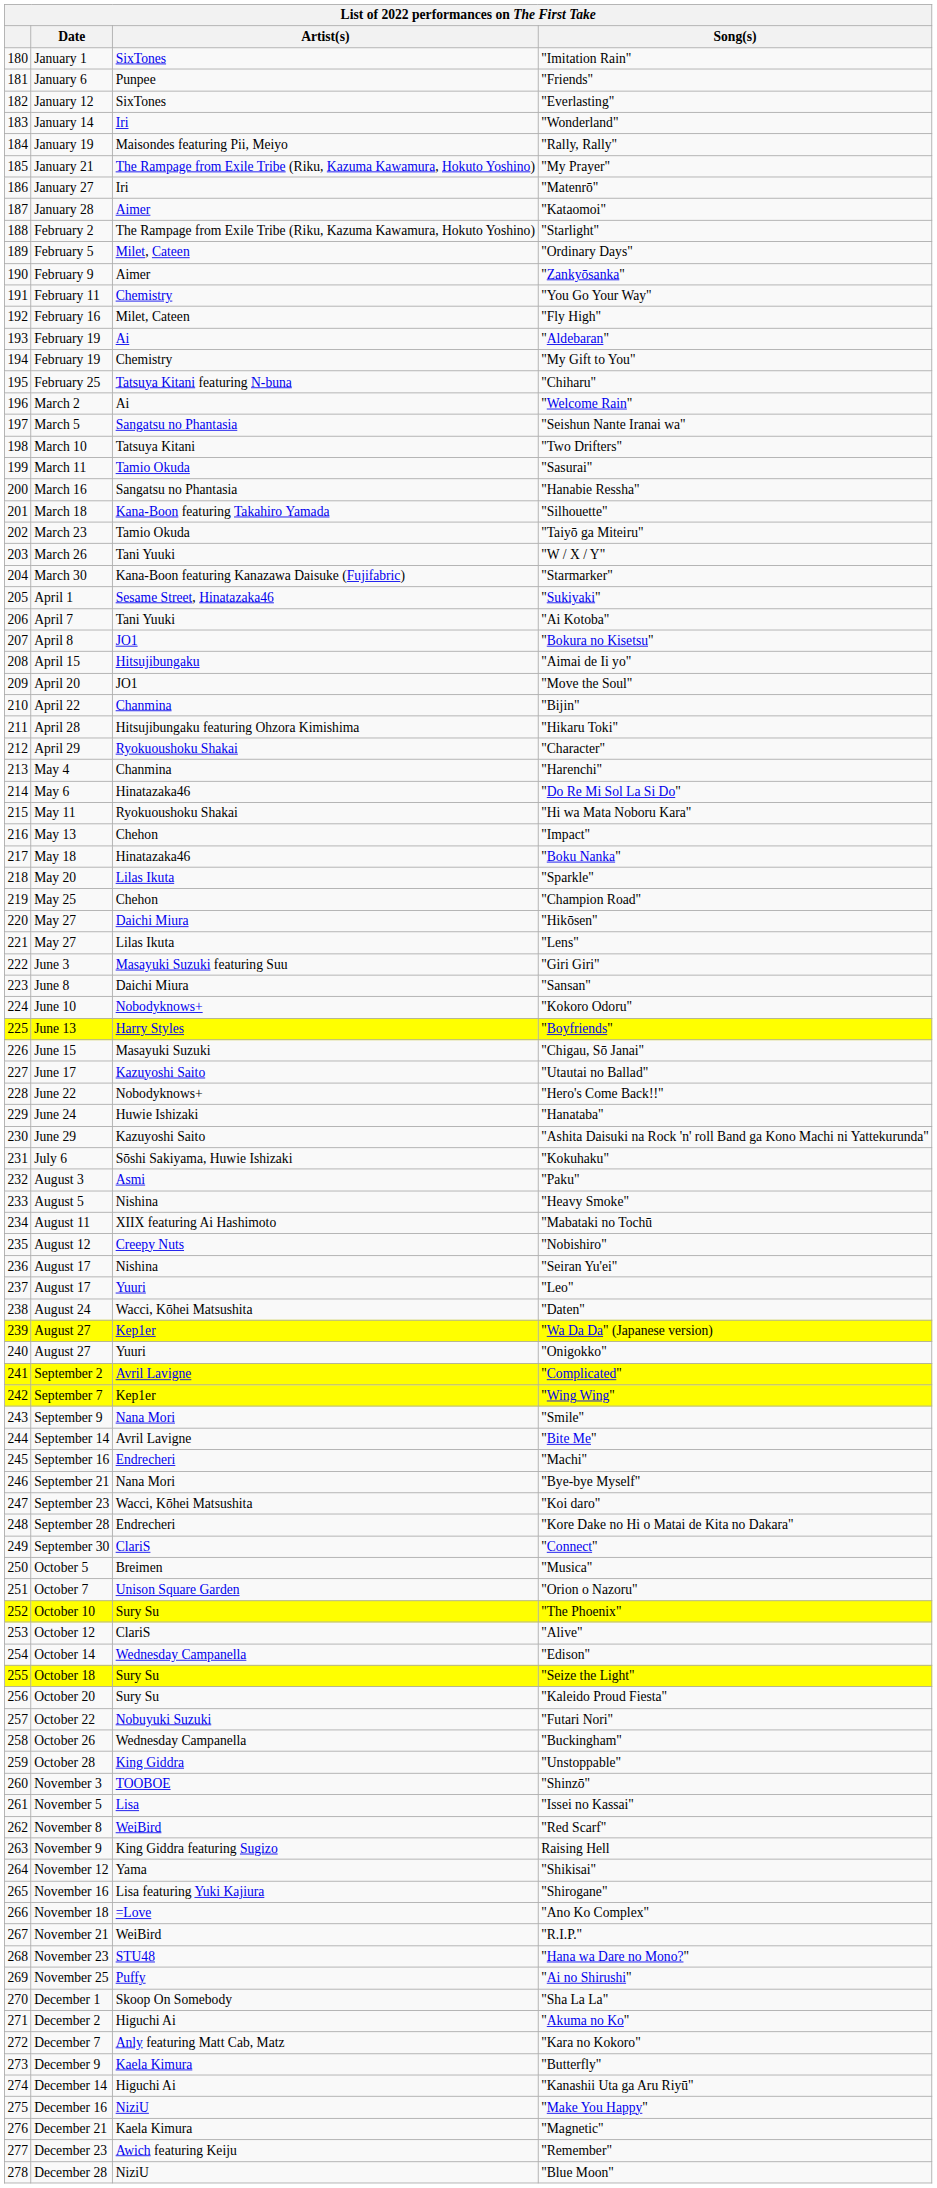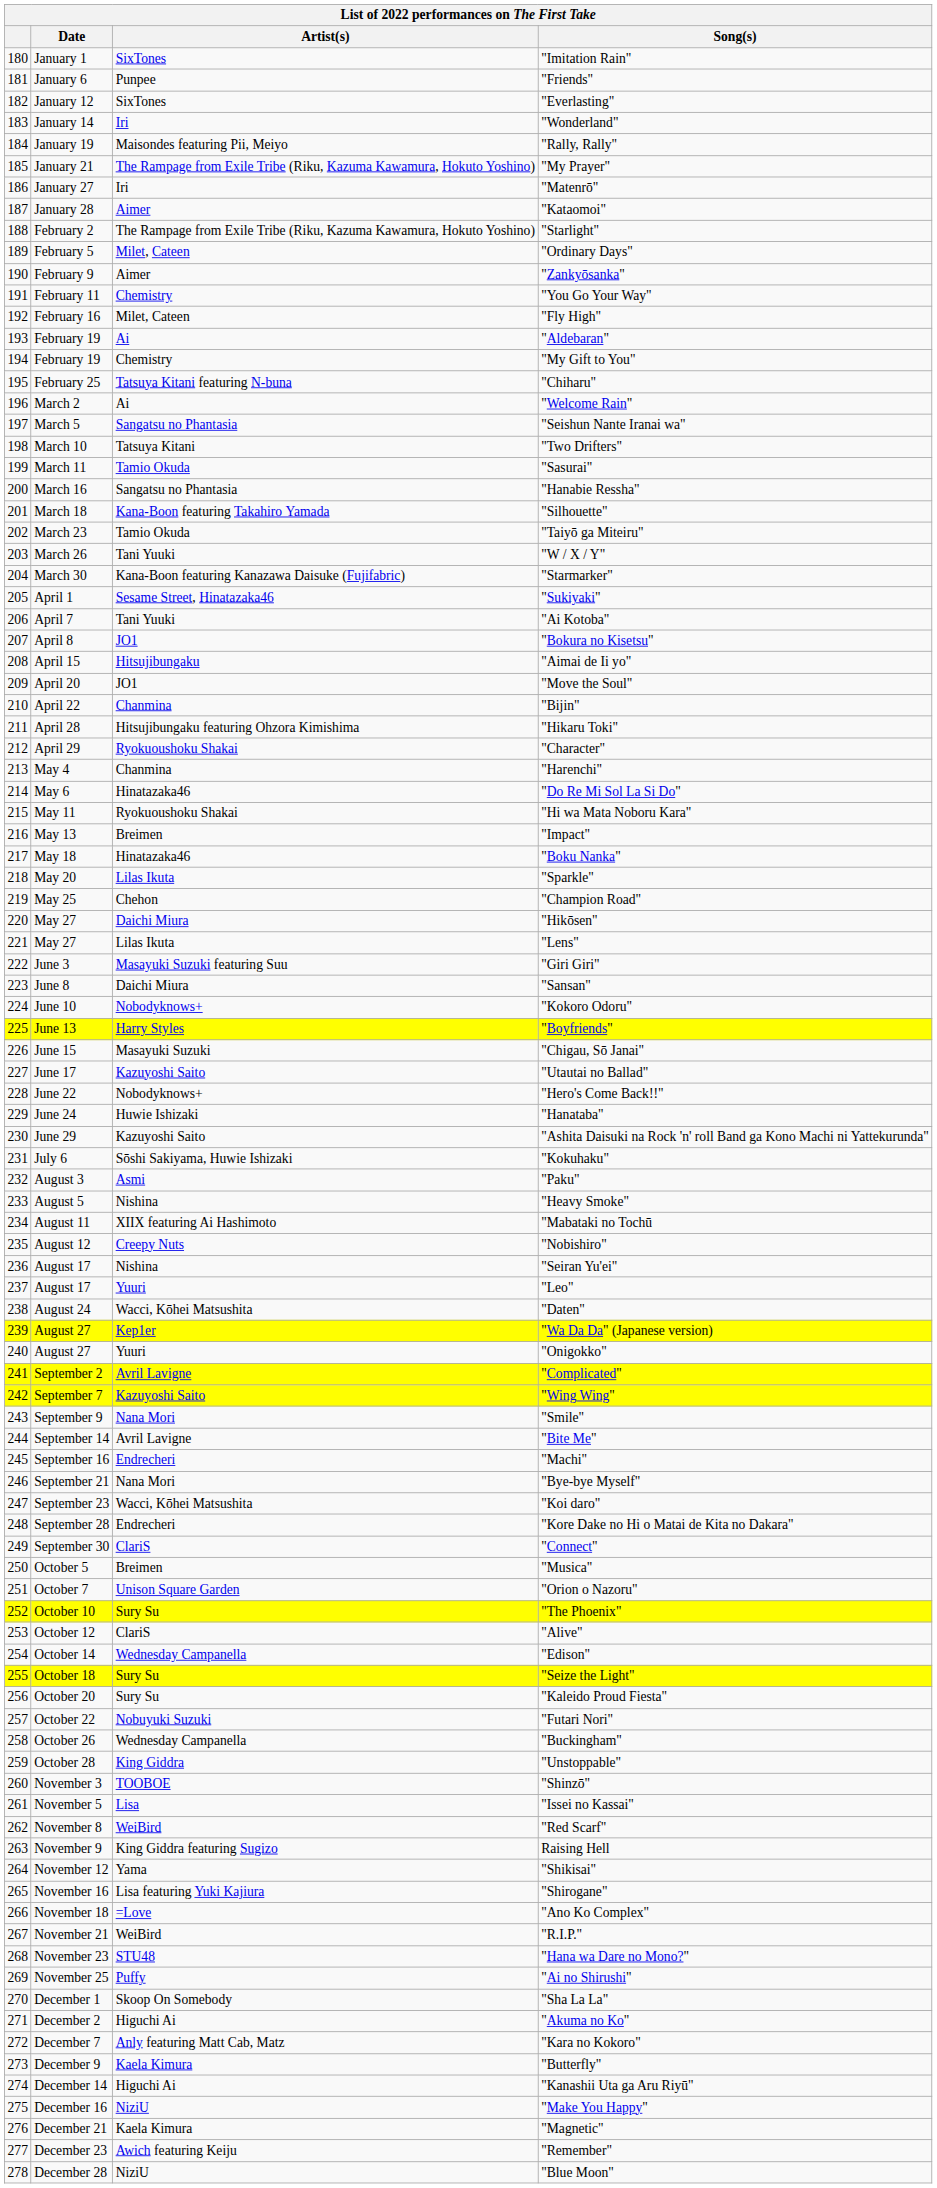(137, 834) Chehon -> (139, 834) Breimen
(136, 1395) Kep1er -> (160, 1395) Kazuyoshi Saito
